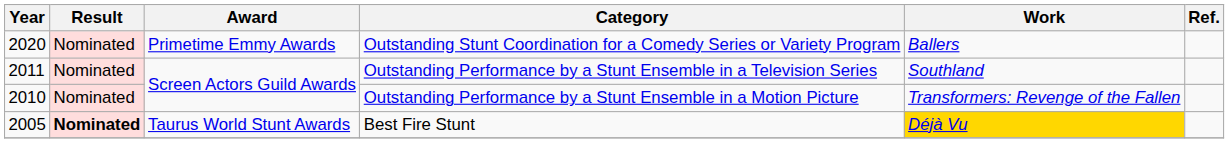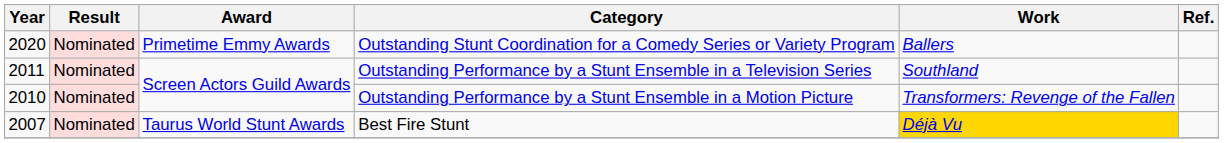(27, 124) 2005 -> (27, 124) 2007
(97, 124) bold -> (94, 124) normal
